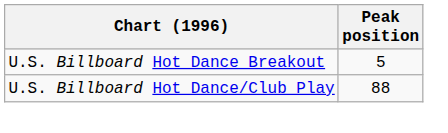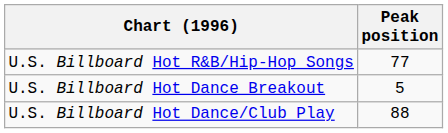+ row: (181, 62)
